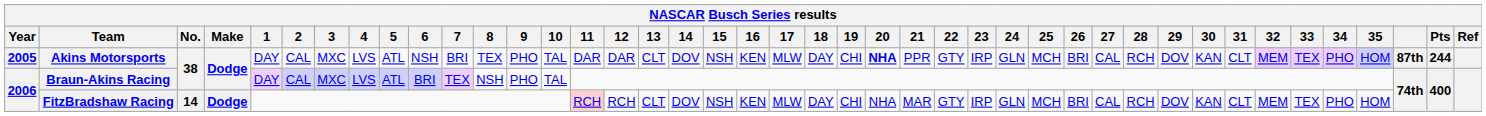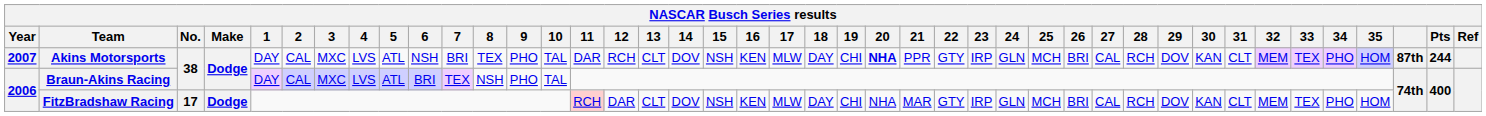(22, 58) 2005 -> (22, 58) 2007
(622, 58) DAR -> (622, 58) RCH
(190, 101) 14 -> (190, 101) 17
(622, 101) RCH -> (622, 101) DAR
